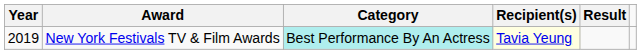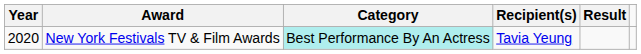(23, 37) 2019 -> (23, 37) 2020
(534, 37) lightyellow background -> (534, 37) no background
